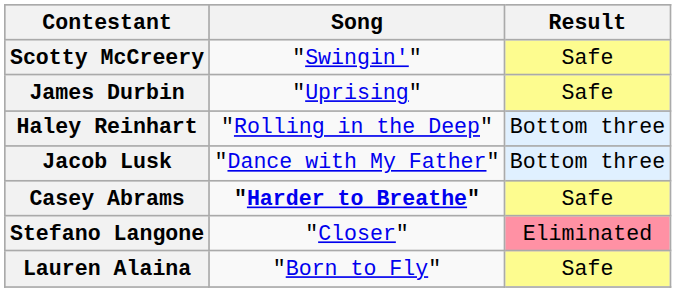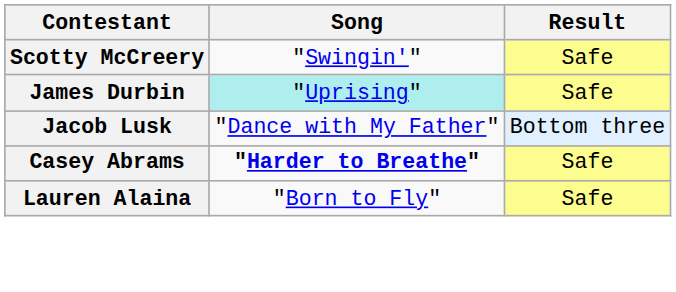(357, 93) no background -> (357, 93) paleturquoise background
- row: (107, 128)
- row: (107, 233)
